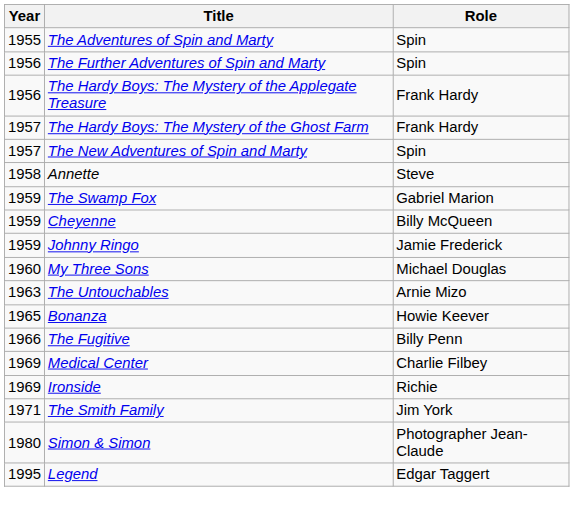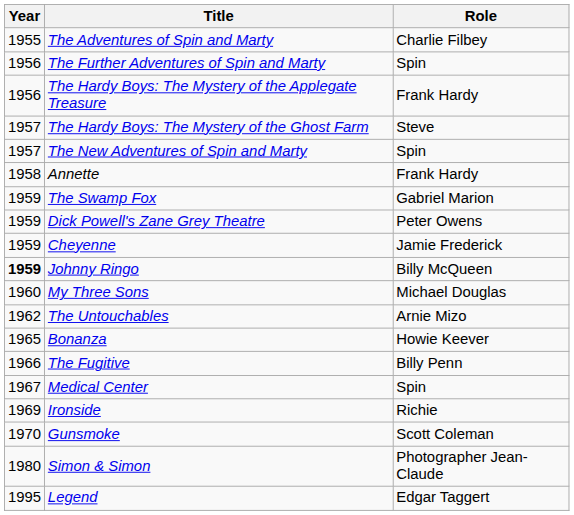(411, 39) Spin -> (442, 39) Charlie Filbey
(437, 127) Frank Hardy -> (415, 127) Steve
(415, 174) Steve -> (437, 174) Frank Hardy
+ row: (156, 221)
(444, 221) Billy McQueen -> (449, 245) Jamie Frederick
(24, 245) normal -> (24, 269) bold
(449, 245) Jamie Frederick -> (444, 269) Billy McQueen
(24, 292) 1963 -> (24, 316) 1962
(24, 363) 1969 -> (24, 387) 1967
(442, 363) Charlie Filbey -> (411, 387) Spin
+ row: (84, 434)
- row: (106, 410)
